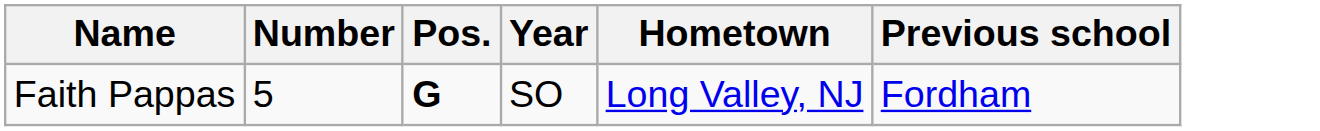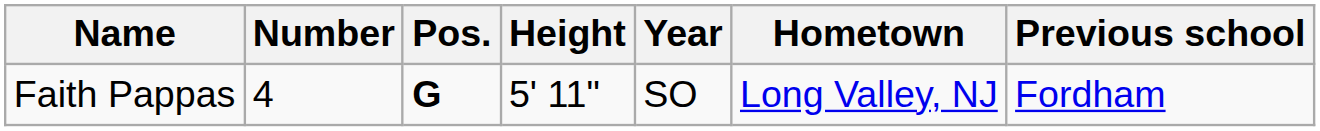+ column: (567, 34)
(263, 93) 5 -> (263, 93) 4
